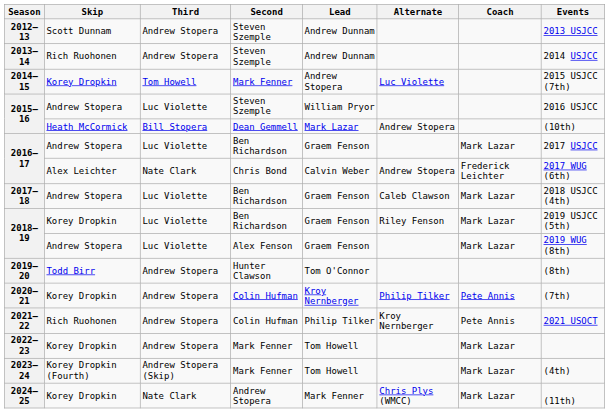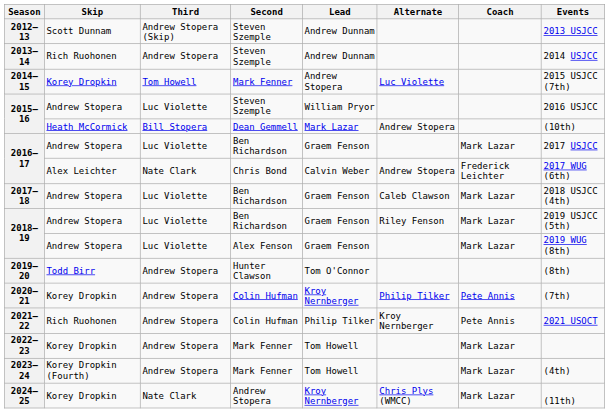(180, 31) Andrew Stopera -> (180, 31) Andrew Stopera (Skip)
(82, 221) Korey Dropkin -> (84, 221) Andrew Stopera
(180, 371) Andrew Stopera (Skip) -> (180, 371) Andrew Stopera
(334, 396) Mark Fenner -> (332, 396) Kroy Nernberger
